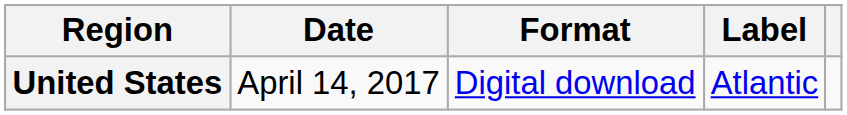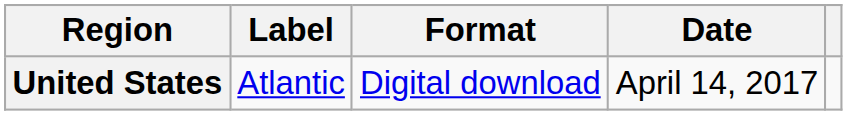columns swapped: (339, 30) <-> (764, 30)
